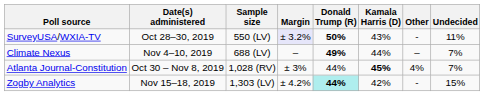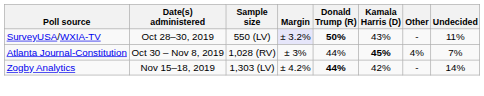- row: (38, 53)
(336, 83) paleturquoise background -> (336, 68) no background
(455, 83) 15% -> (455, 68) 14%
